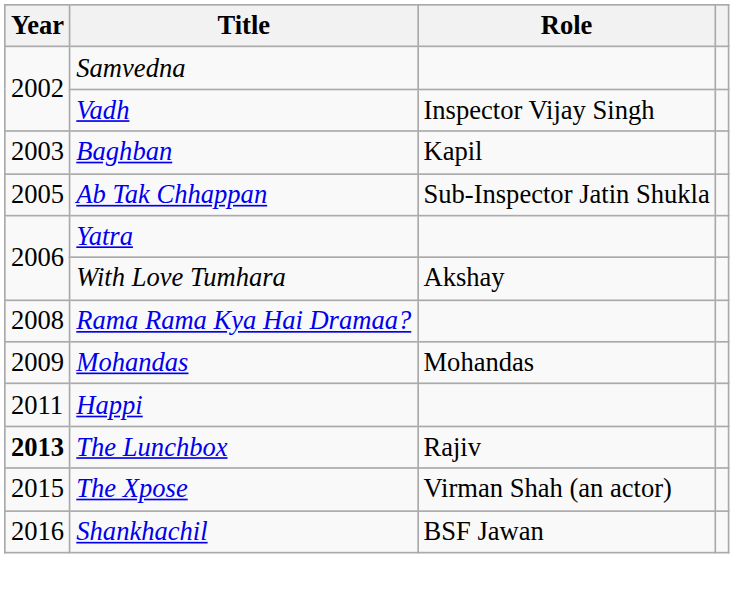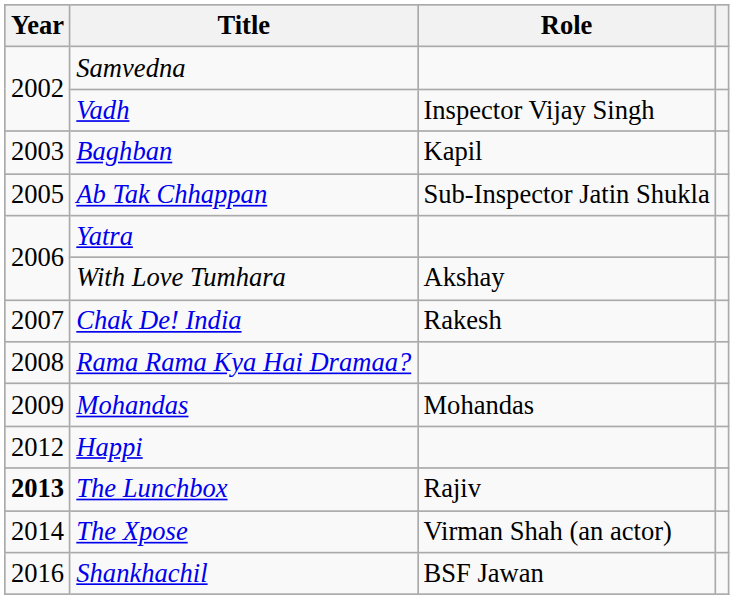+ row: (159, 320)
(37, 404) 2011 -> (38, 446) 2012
(38, 488) 2015 -> (38, 531) 2014
